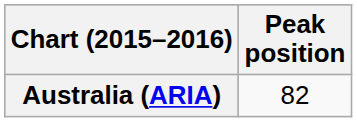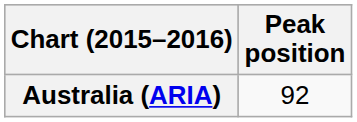(295, 95) 82 -> (295, 95) 92
